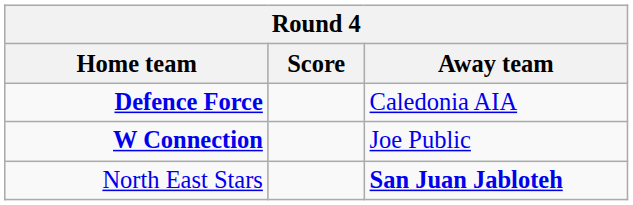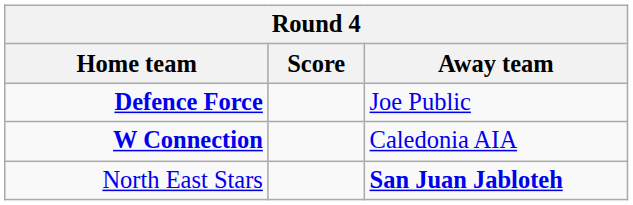(443, 102) Caledonia AIA -> (420, 102) Joe Public
(420, 140) Joe Public -> (443, 140) Caledonia AIA
